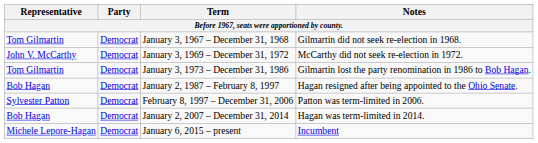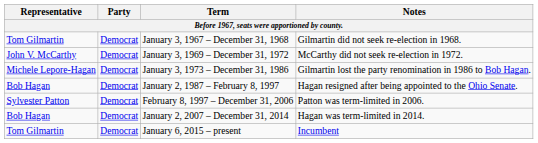(35, 70) Tom Gilmartin -> (51, 70) Michele Lepore-Hagan
(51, 131) Michele Lepore-Hagan -> (35, 131) Tom Gilmartin
